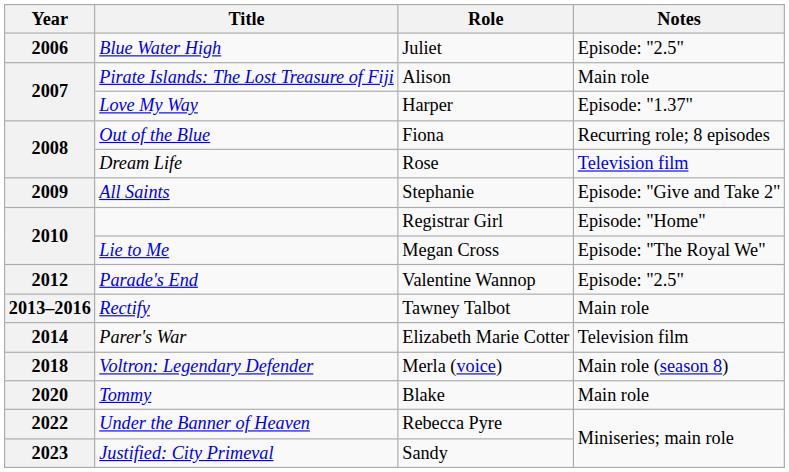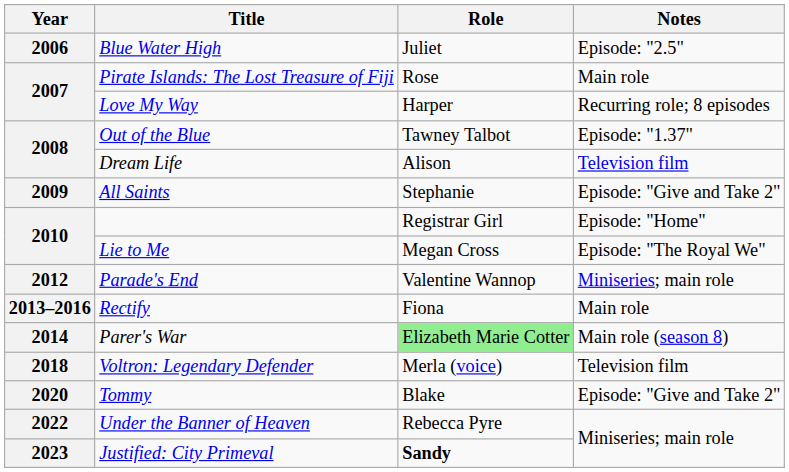(427, 76) Alison -> (420, 76) Rose
(635, 105) Episode: "1.37" -> (674, 105) Recurring role; 8 episodes
(423, 134) Fiona -> (456, 134) Tawney Talbot
(674, 134) Recurring role; 8 episodes -> (635, 134) Episode: "1.37"
(420, 163) Rose -> (427, 163) Alison
(631, 279) Episode: "2.5" -> (656, 279) Miniseries; main role
(456, 308) Tawney Talbot -> (423, 308) Fiona
(486, 337) no background -> (486, 337) lightgreen background
(633, 337) Television film -> (653, 337) Main role (season 8)
(653, 366) Main role (season 8) -> (633, 366) Television film
(613, 395) Main role -> (679, 395) Episode: "Give and Take 2"
(425, 452) normal -> (427, 452) bold
